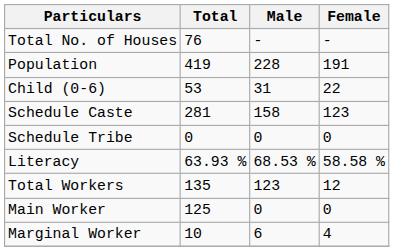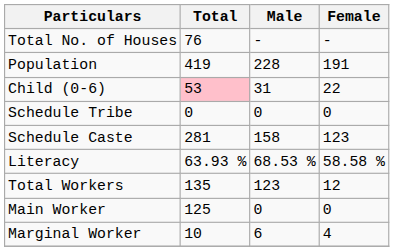(193, 89) no background -> (193, 89) pink background
rows swapped: (70, 113) <-> (70, 137)
